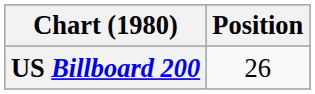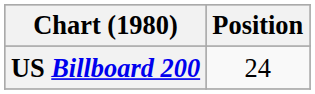(258, 67) 26 -> (258, 67) 24
